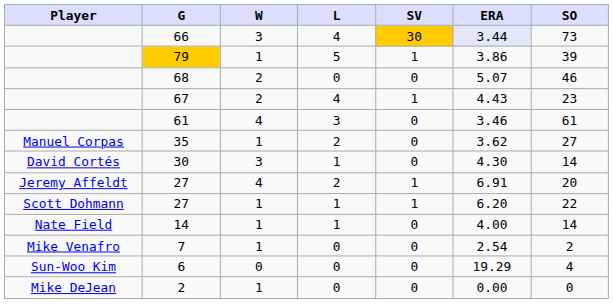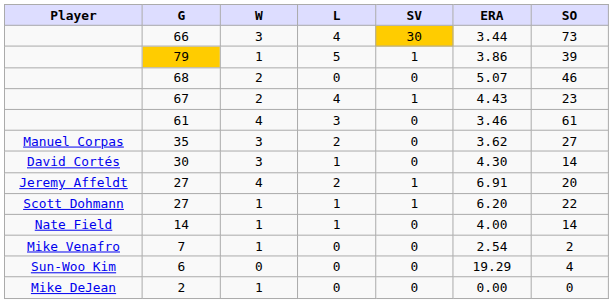(492, 36) lavender background -> (492, 36) no background
(259, 141) 1 -> (259, 141) 3
